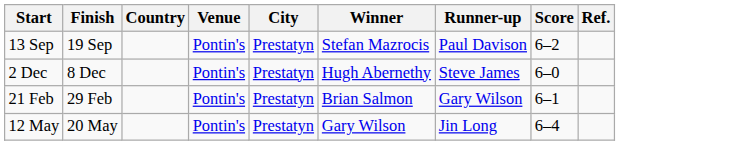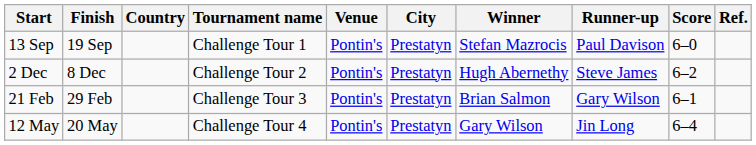+ column: (258, 17)
(547, 44) 6–2 -> (685, 44) 6–0
(547, 71) 6–0 -> (685, 71) 6–2
